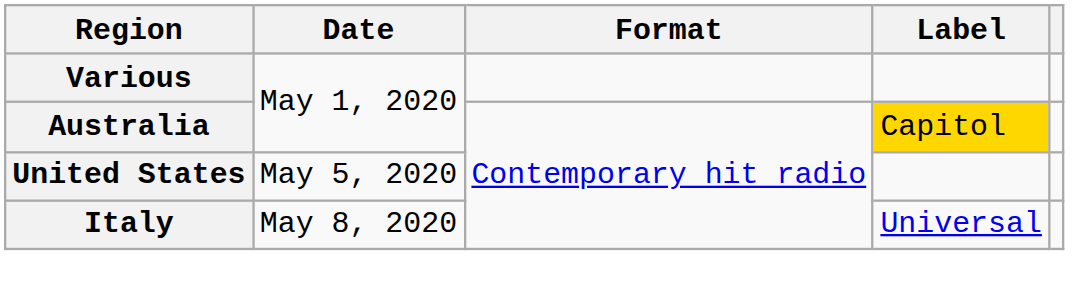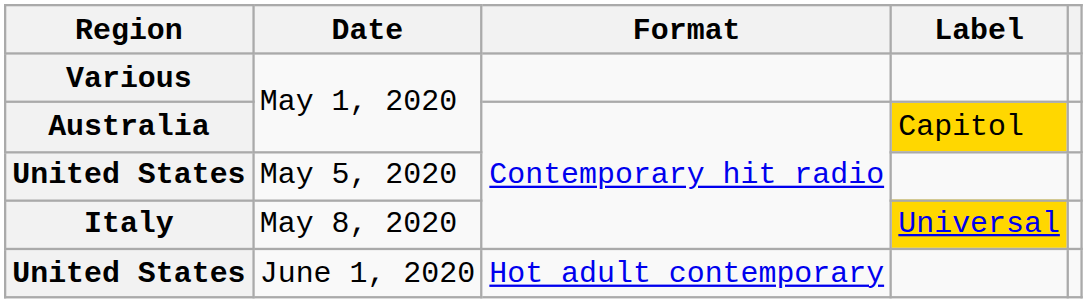(961, 224) no background -> (979, 224) gold background
+ row: (129, 273)
